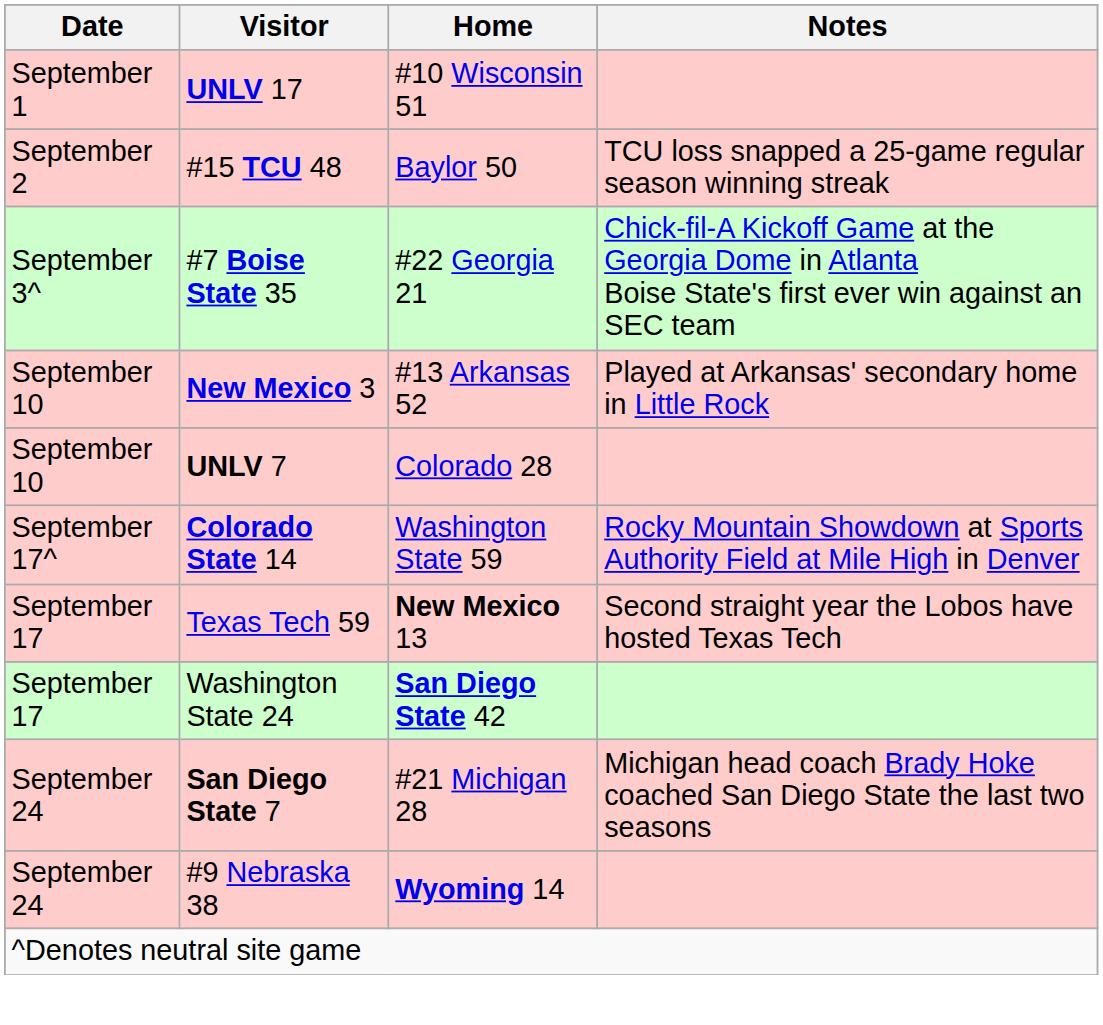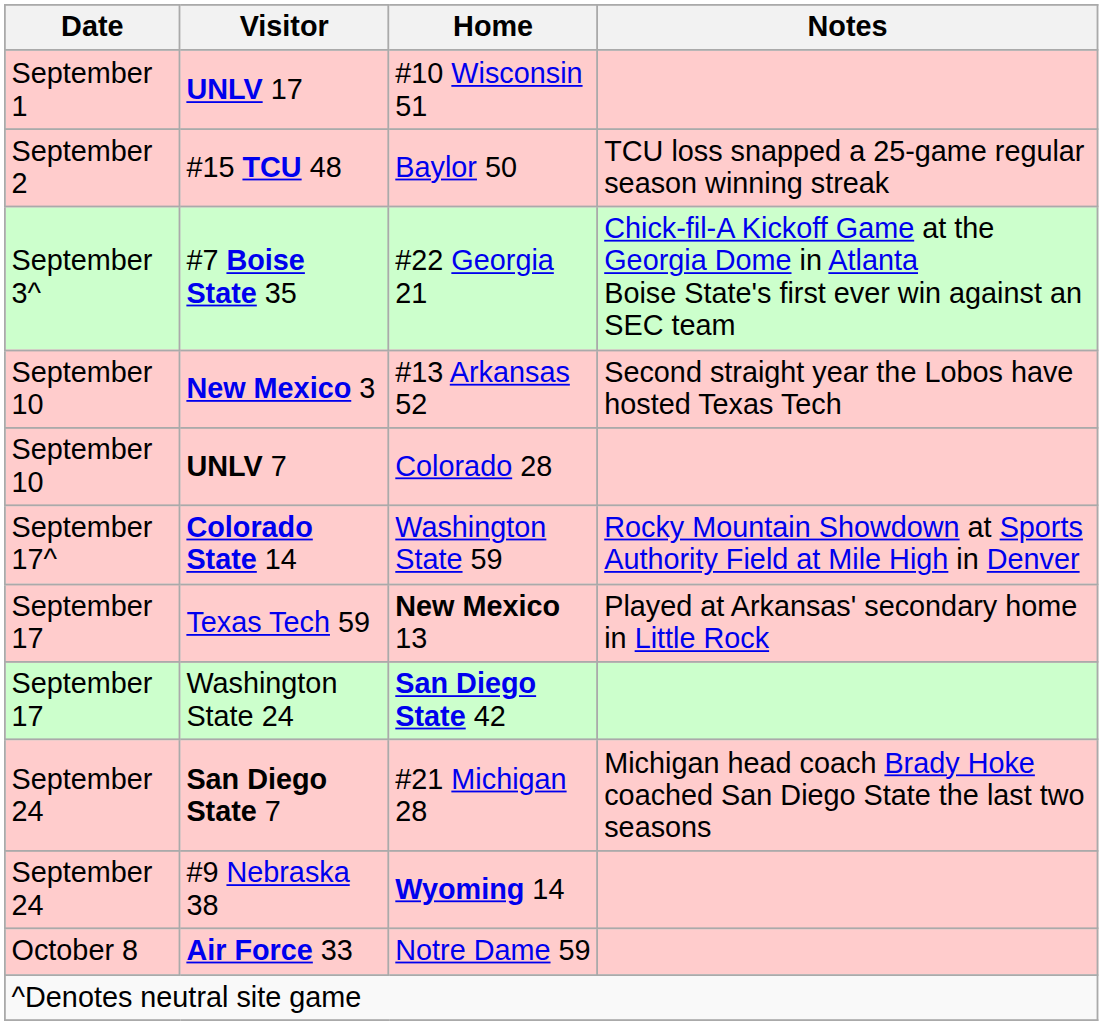(841, 388) Played at Arkansas' secondary home in Little Rock -> (839, 388) Second straight year the Lobos have hosted Texas Tech
(839, 622) Second straight year the Lobos have hosted Texas Tech -> (841, 622) Played at Arkansas' secondary home in Little Rock
+ row: (270, 950)
